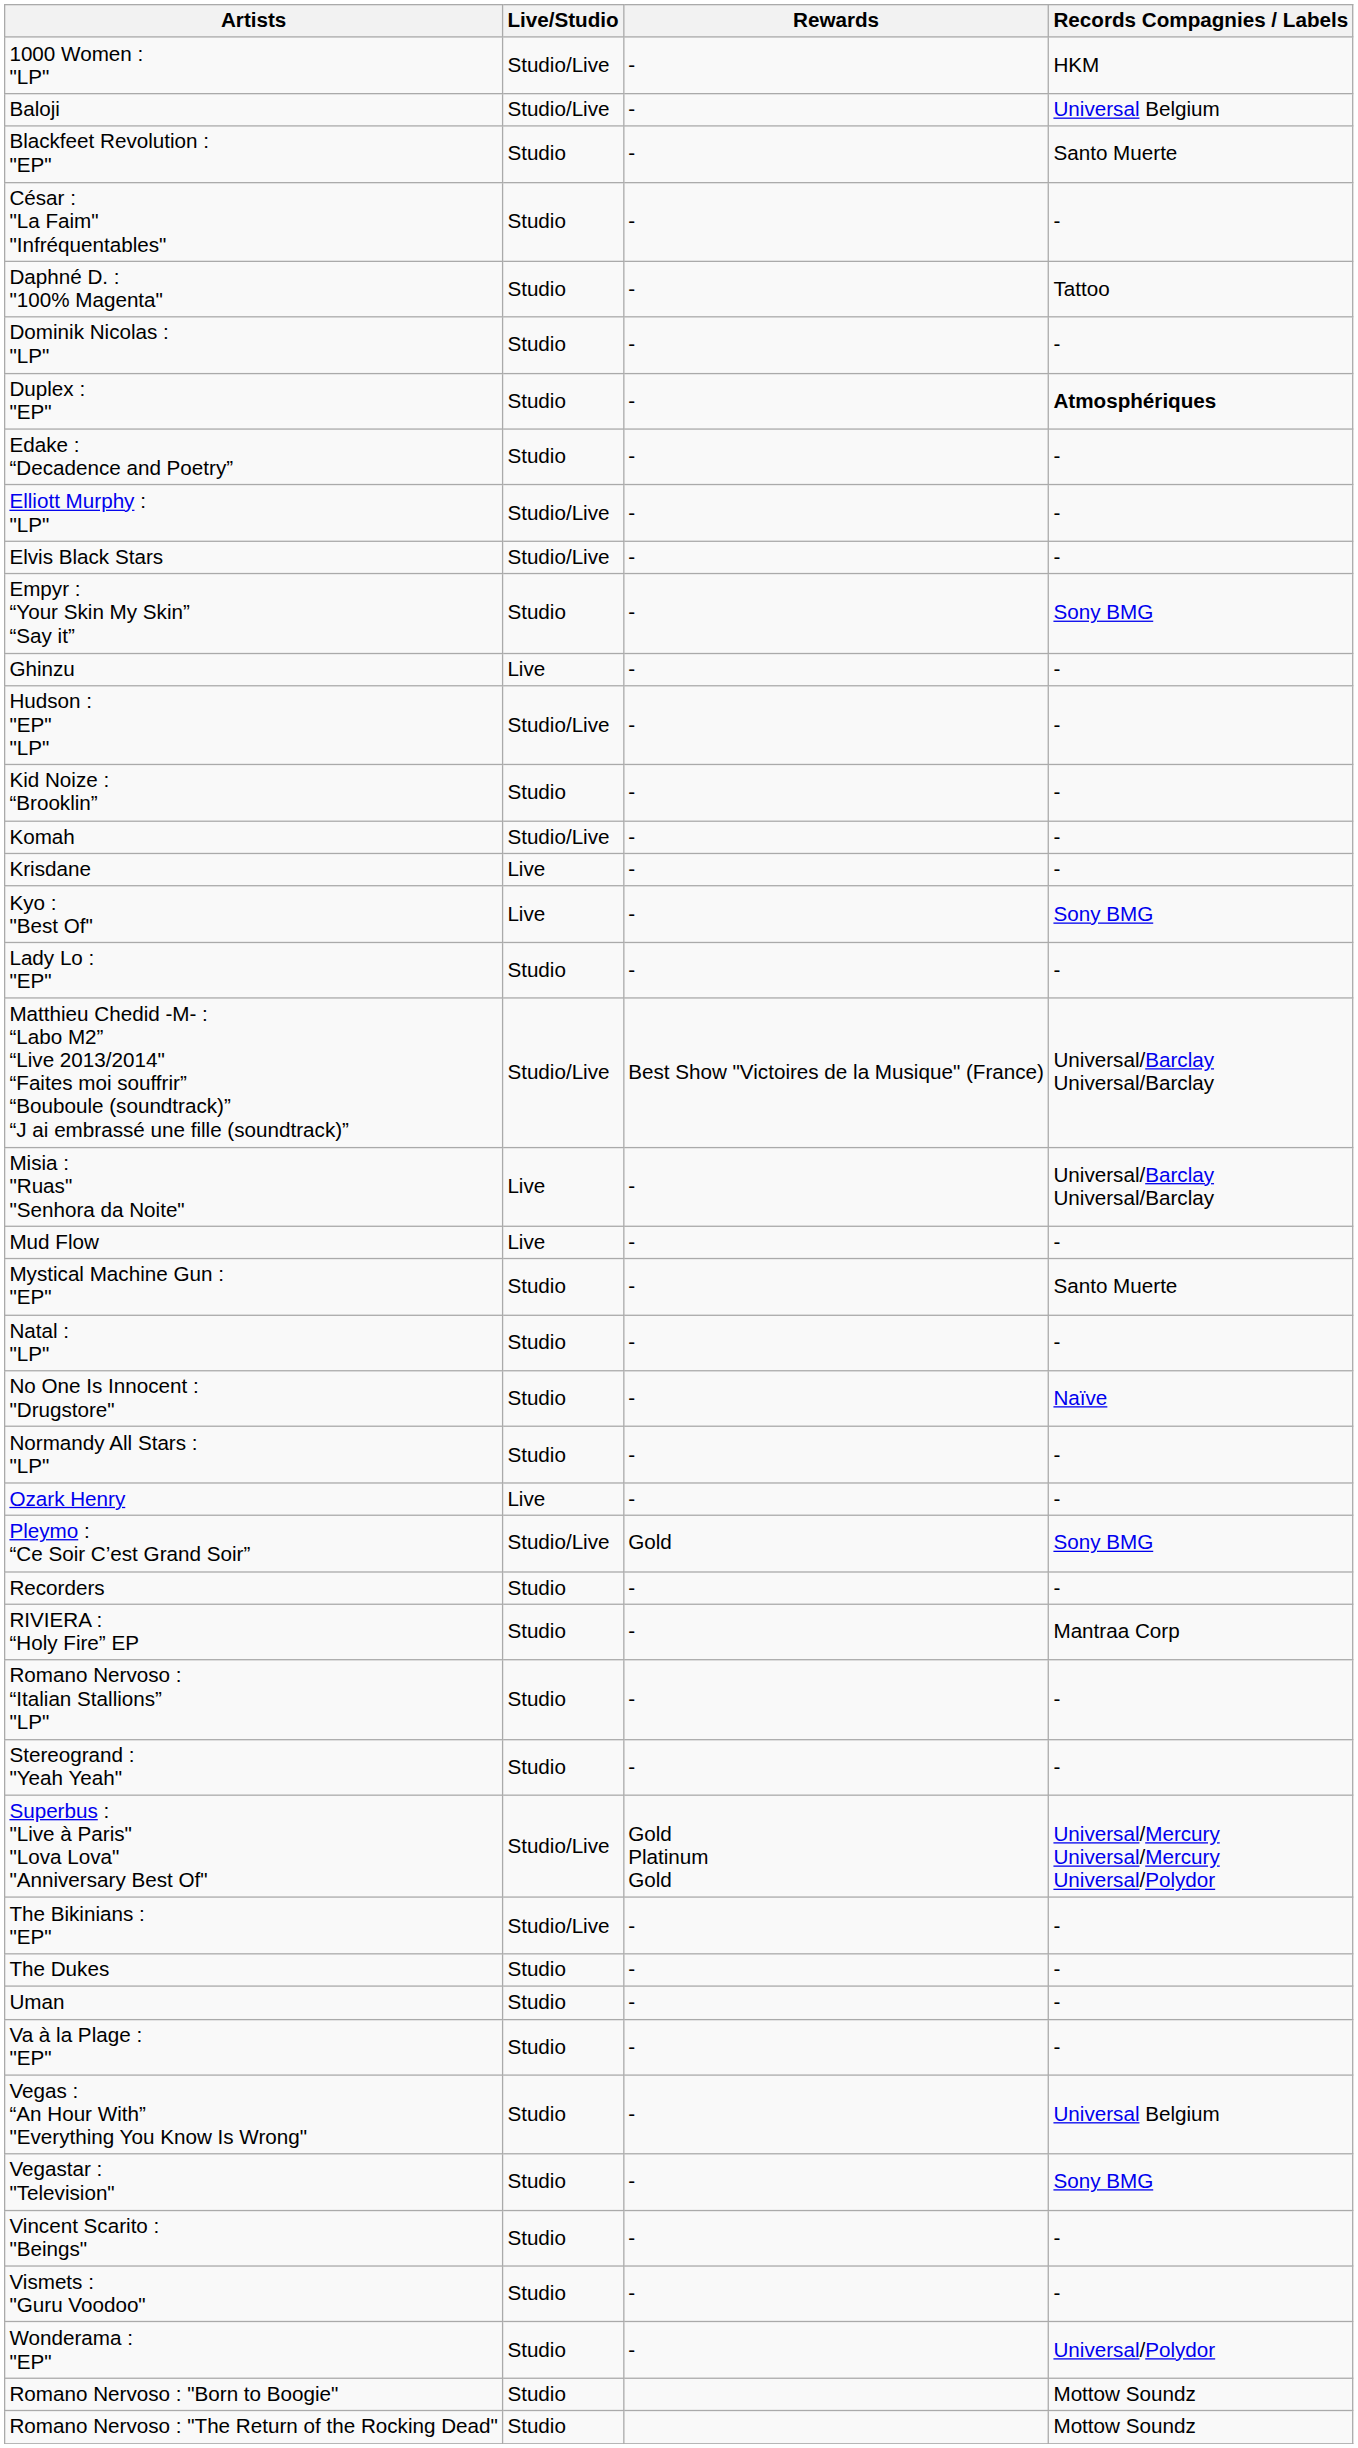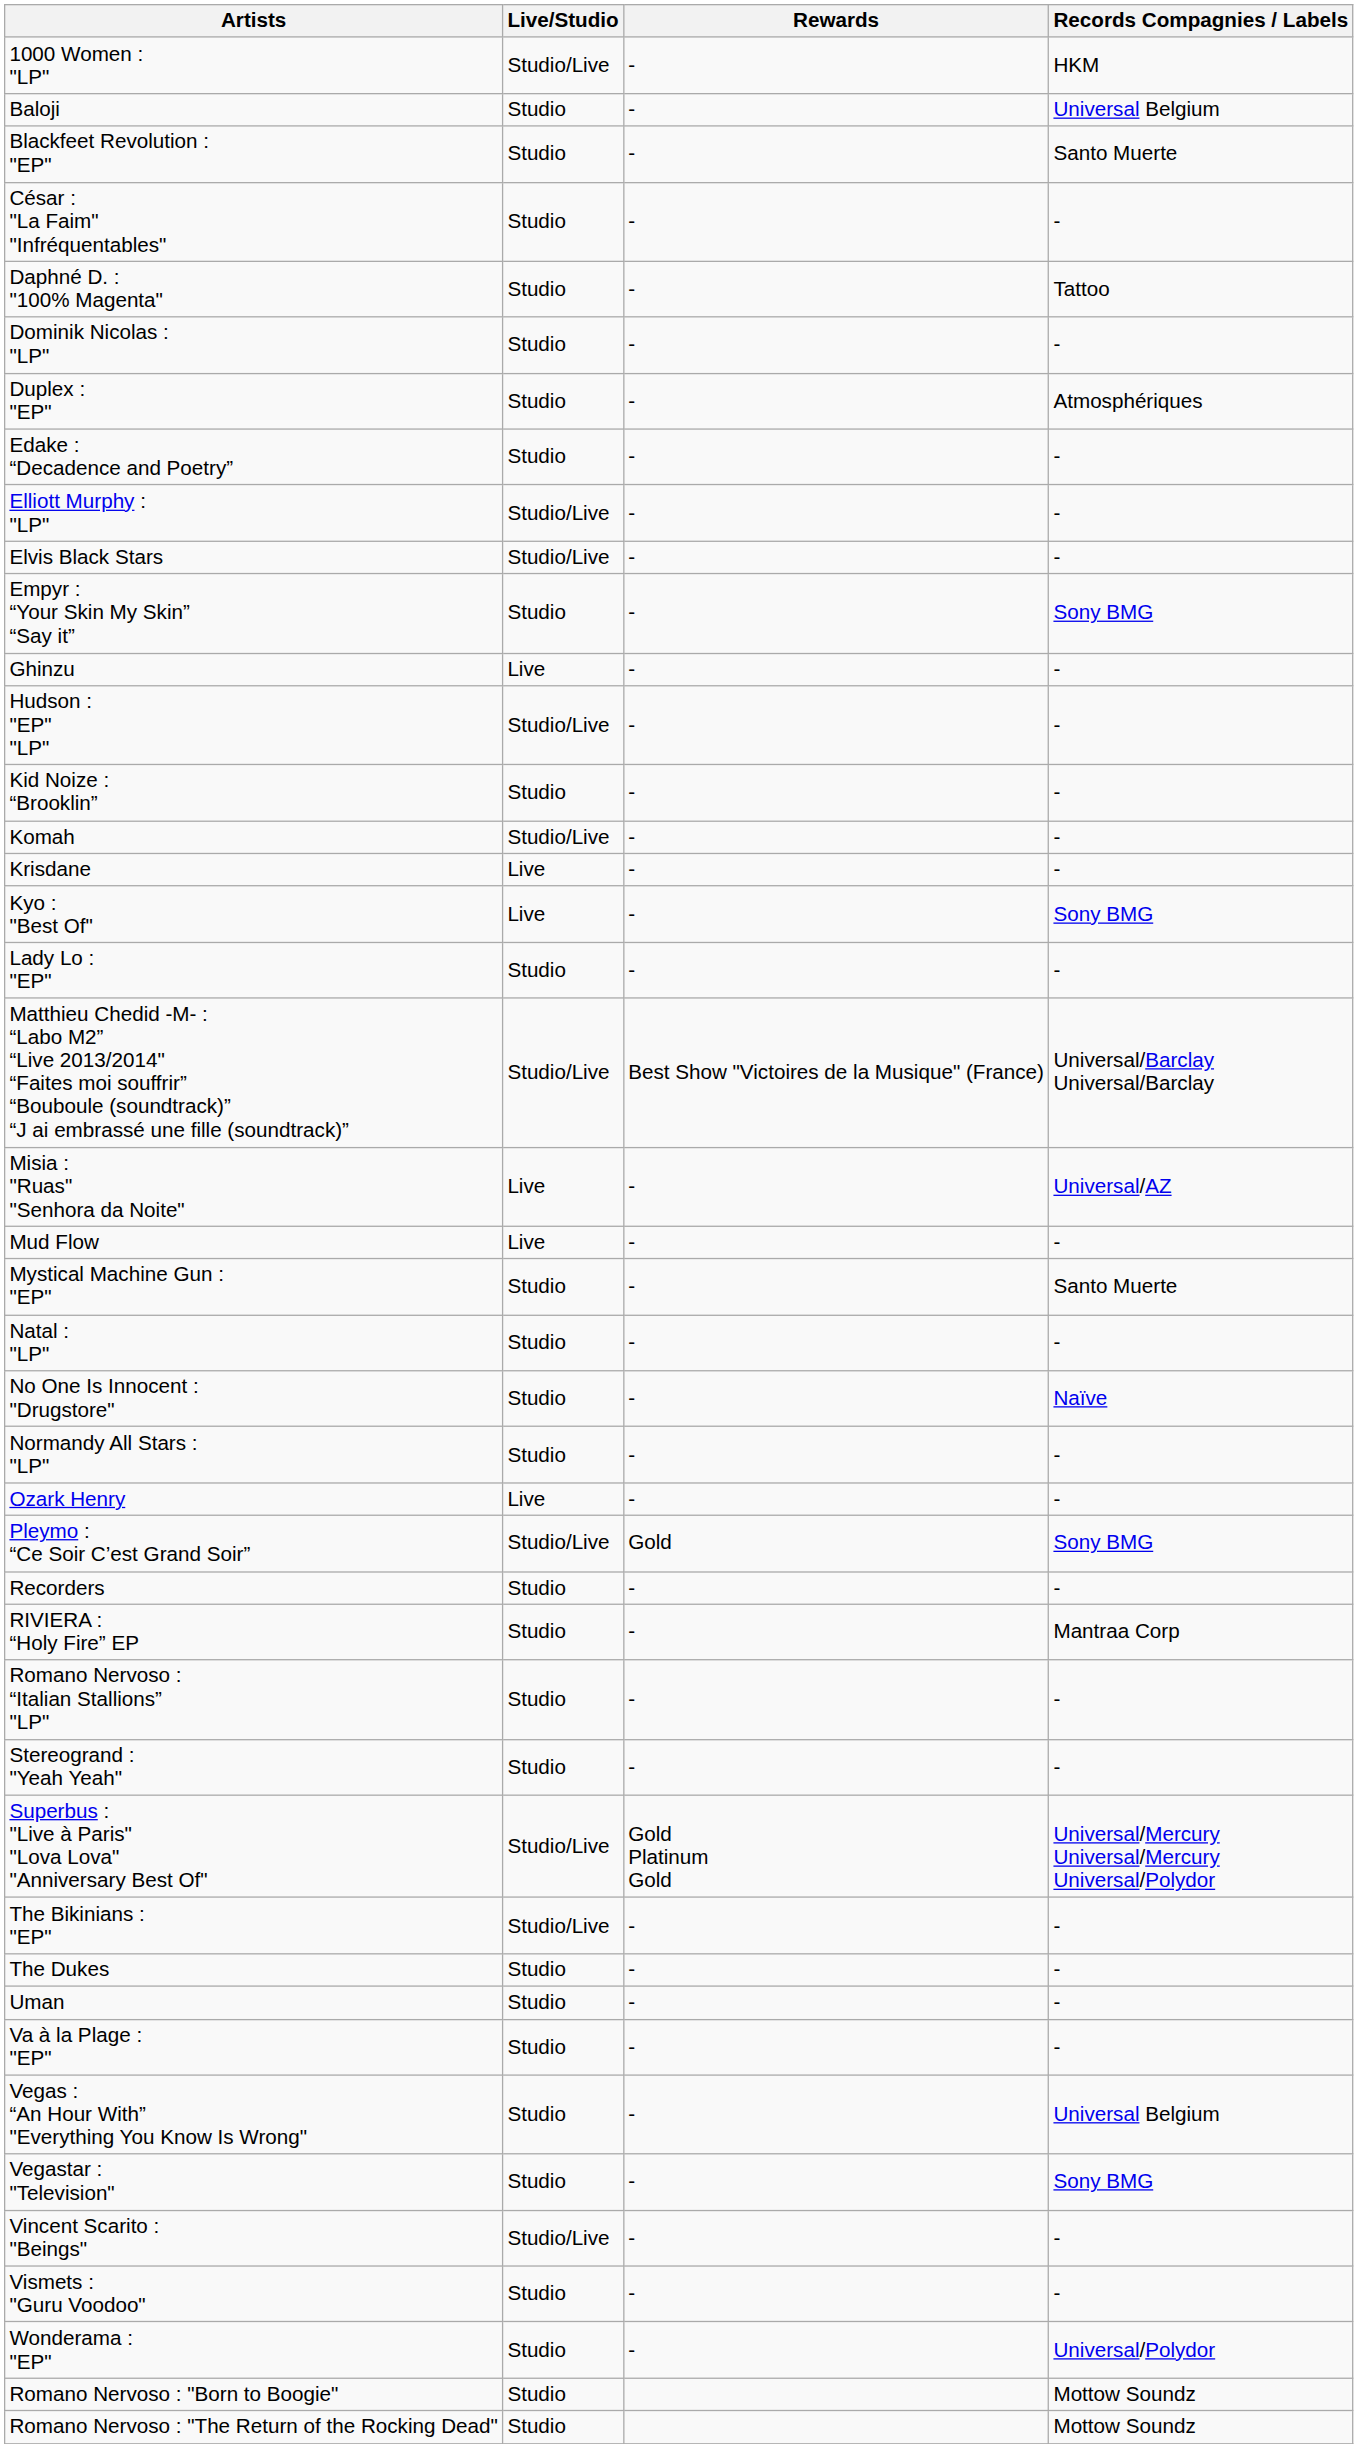(558, 109) Studio/Live -> (537, 109) Studio
(1135, 400) bold -> (1128, 400) normal
(1134, 1186) Universal/Barclay Universal/Barclay -> (1113, 1186) Universal/AZ
(537, 2237) Studio -> (558, 2237) Studio/Live
